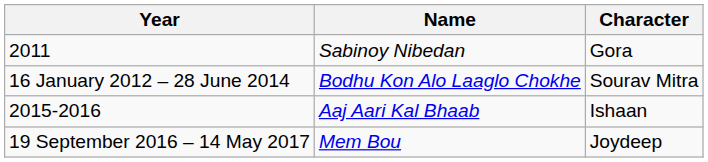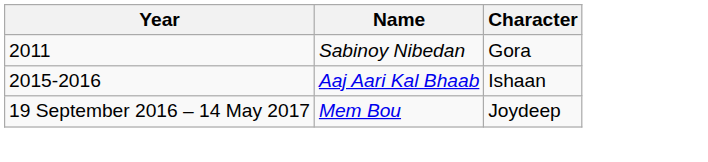- row: (149, 80)
